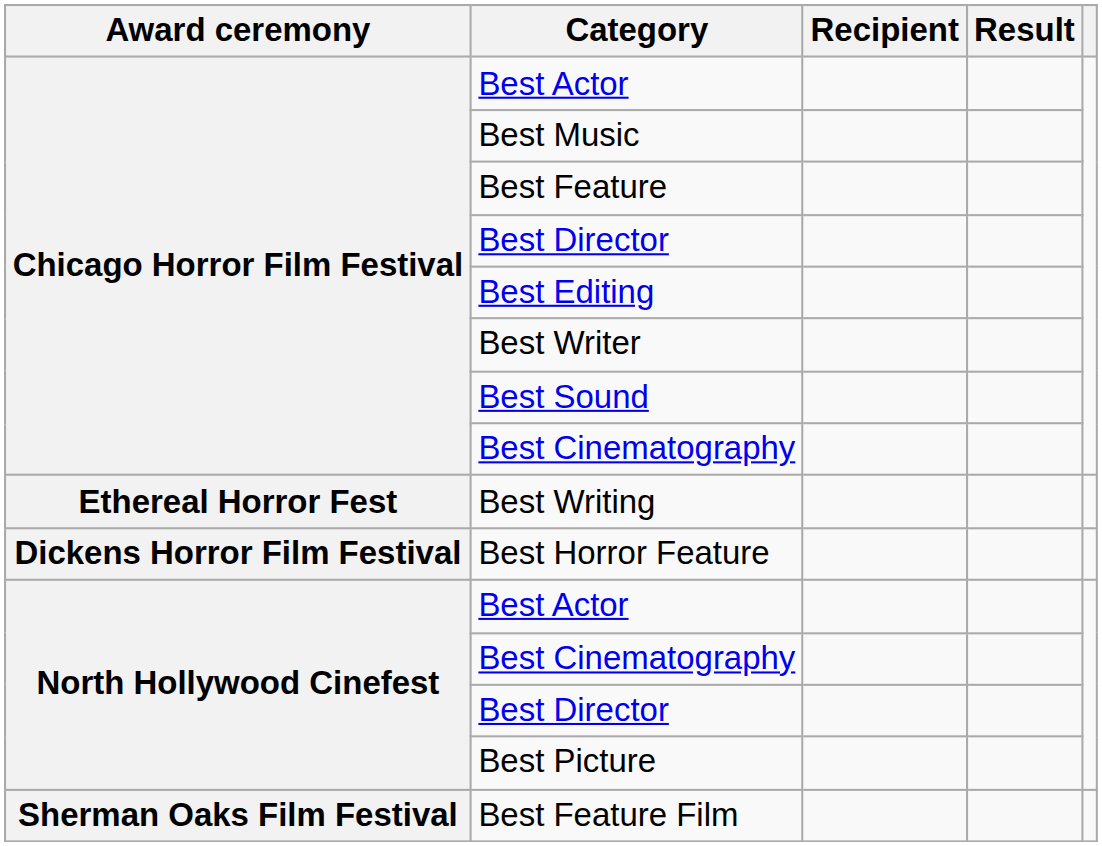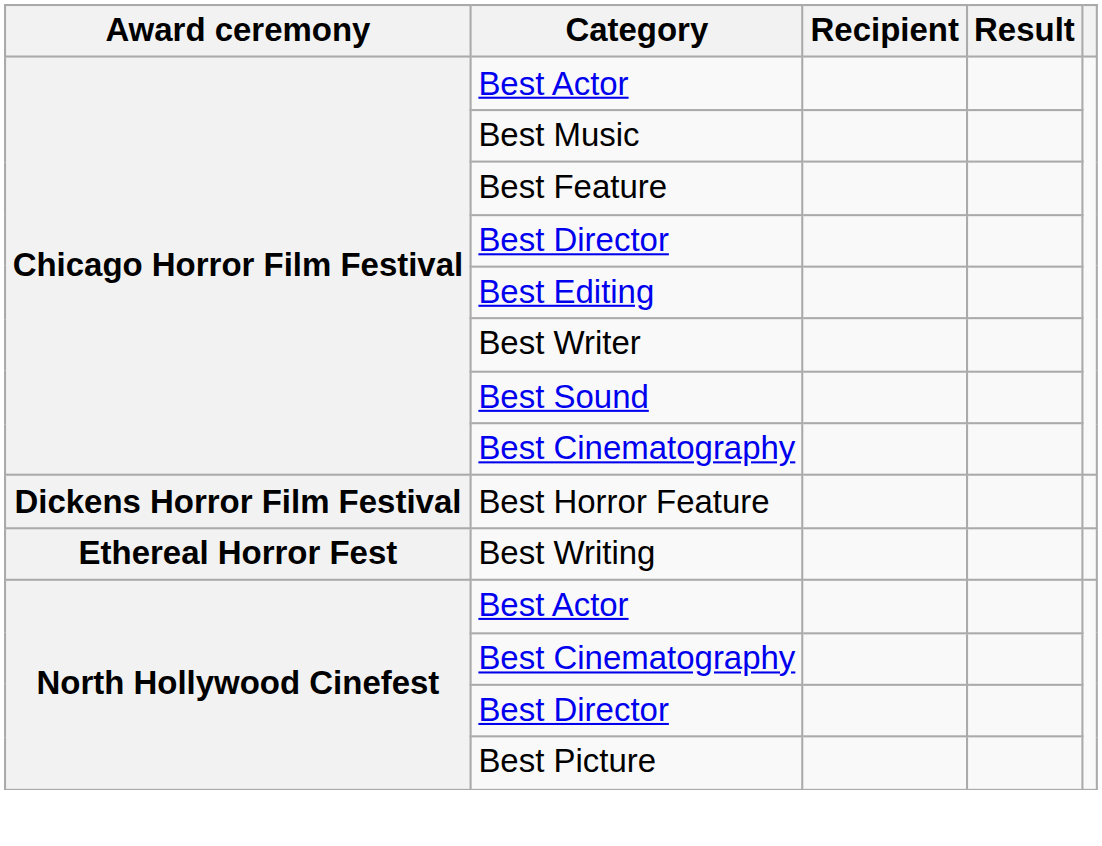rows swapped: (238, 501) <-> (238, 553)
- row: (238, 814)
